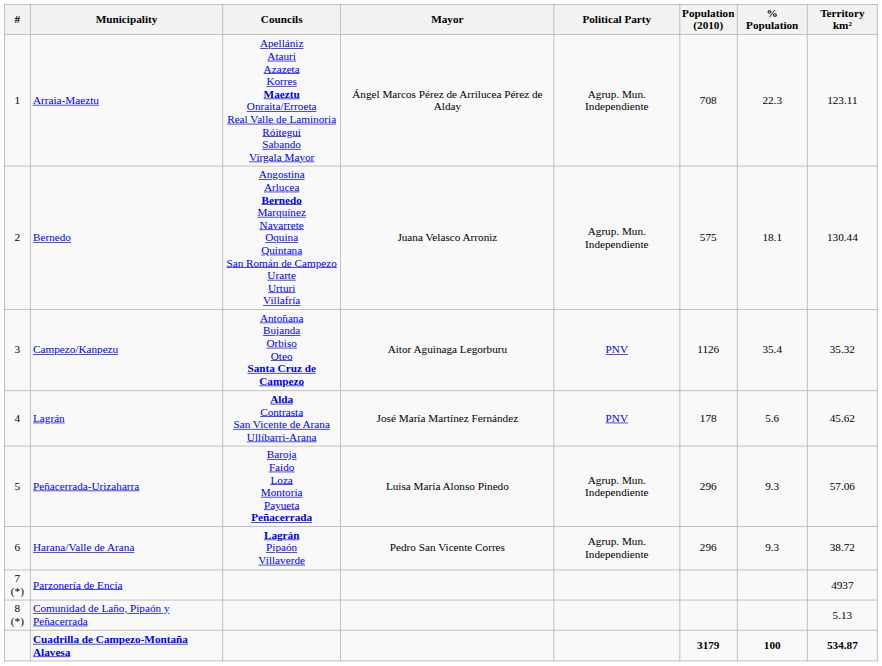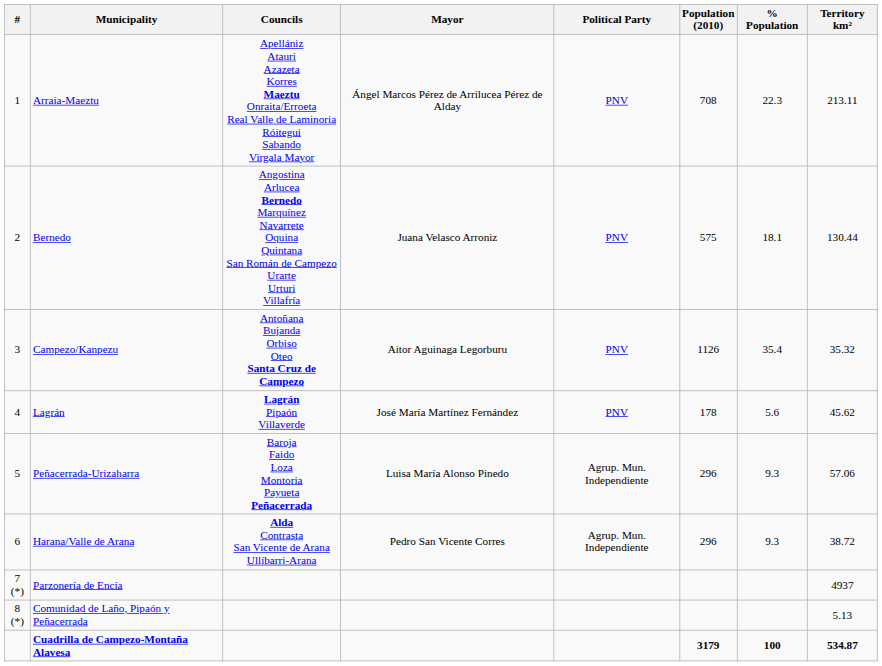(617, 100) Agrup. Mun. Independiente -> (617, 100) PNV
(842, 100) 123.11 -> (842, 100) 213.11
(617, 237) Agrup. Mun. Independiente -> (617, 237) PNV
(282, 418) Alda Contrasta San Vicente de Arana Ullíbarri-Arana -> (282, 412) Lagrán Pipaón Villaverde
(282, 548) Lagrán Pipaón Villaverde -> (282, 542) Alda Contrasta San Vicente de Arana Ullíbarri-Arana
